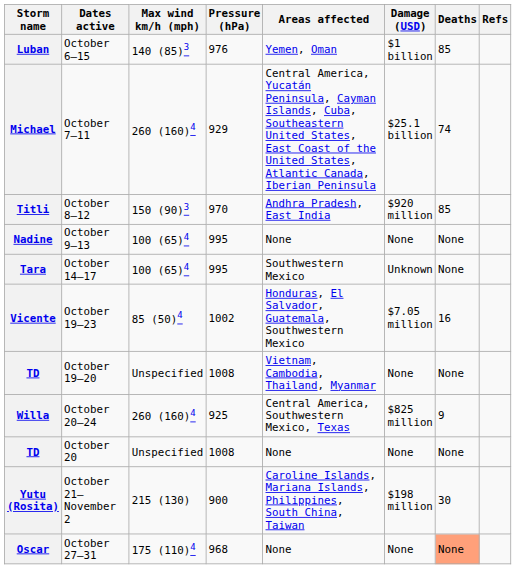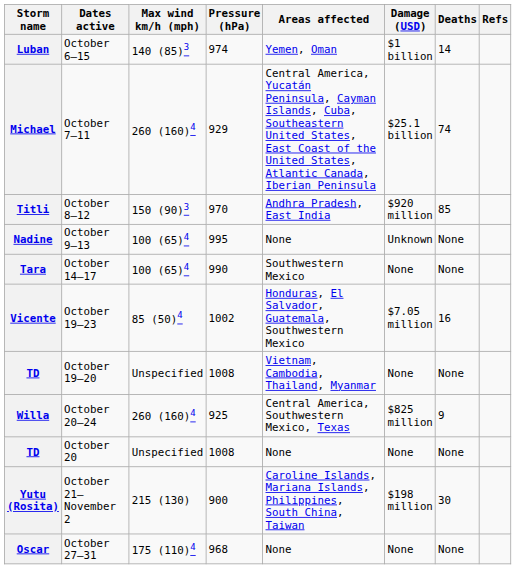(218, 49) 976 -> (218, 49) 974
(445, 49) 85 -> (445, 49) 14
(400, 239) None -> (410, 239) Unknown
(218, 269) 995 -> (218, 269) 990
(410, 269) Unknown -> (400, 269) None
(451, 549) lightsalmon background -> (451, 549) no background
